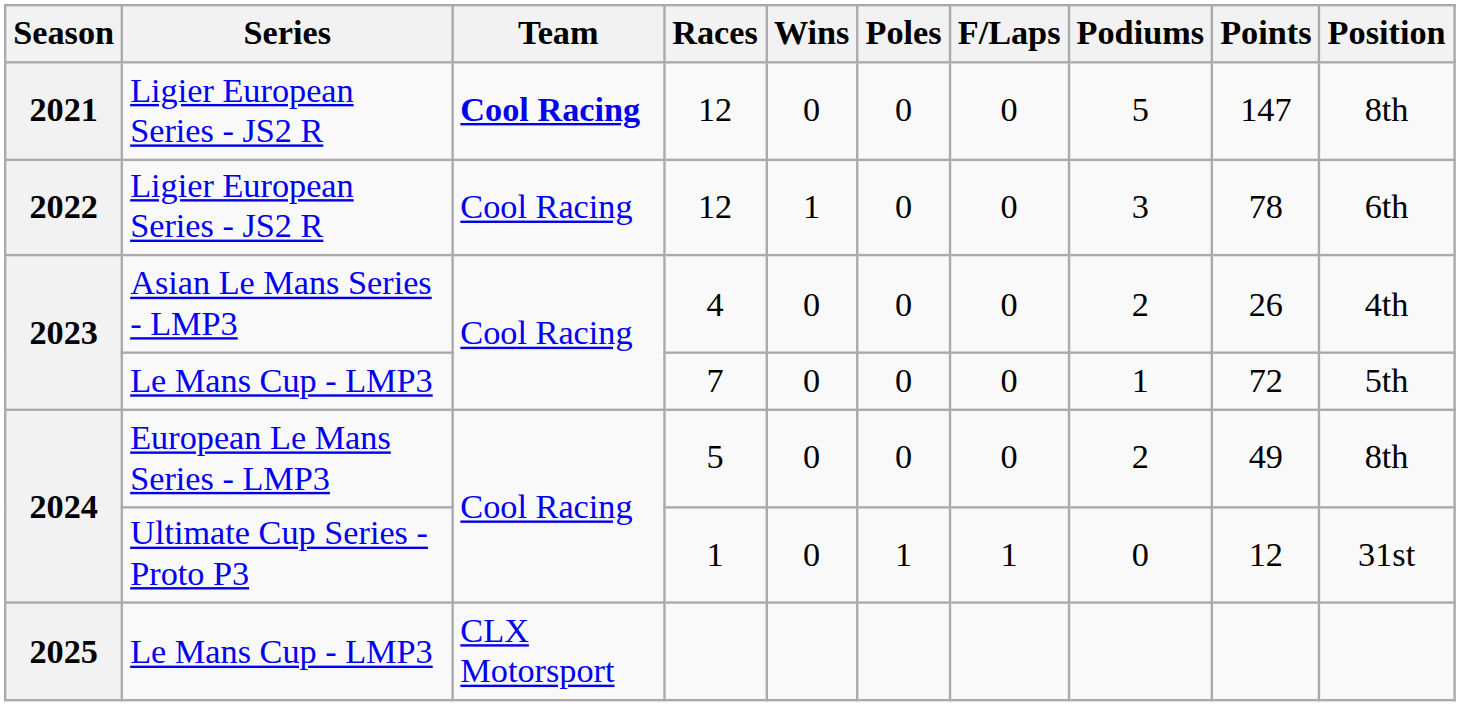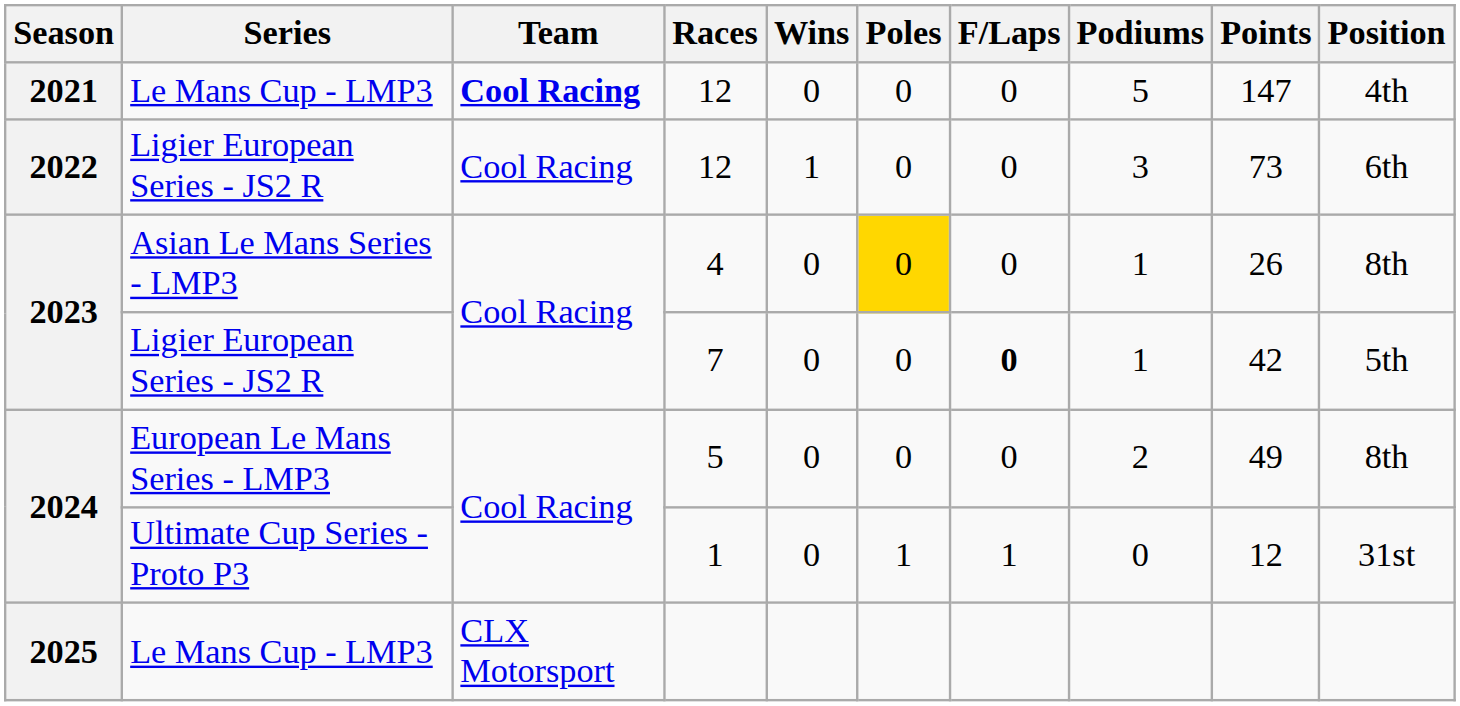(242, 109) Ligier European Series - JS2 R -> (281, 89) Le Mans Cup - LMP3
(1387, 109) 8th -> (1387, 89) 4th
(1266, 206) 78 -> (1266, 166) 73
(904, 303) no background -> (904, 263) gold background
(1140, 303) 2 -> (1140, 263) 1
(1387, 303) 4th -> (1387, 263) 8th
(281, 380) Le Mans Cup - LMP3 -> (242, 360) Ligier European Series - JS2 R
(1009, 380) normal -> (1009, 360) bold
(1266, 380) 72 -> (1266, 360) 42
